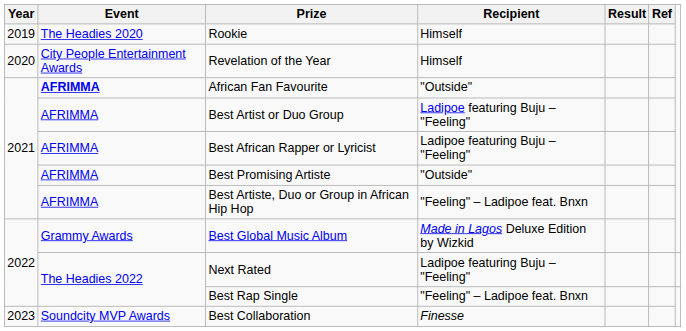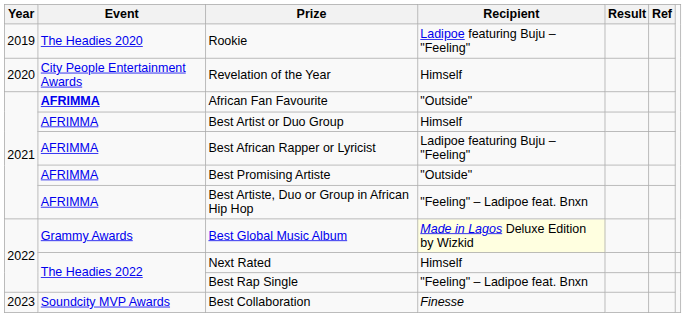(441, 34) Himself -> (488, 41) Ladipoe featuring Buju – "Feeling"
(488, 114) Ladipoe featuring Buju – "Feeling" -> (441, 121) Himself
(503, 235) no background -> (503, 235) lightyellow background
(488, 269) Ladipoe featuring Buju – "Feeling" -> (441, 262) Himself
